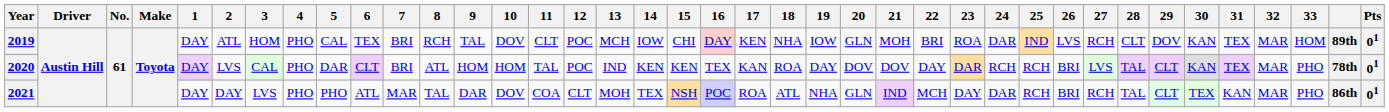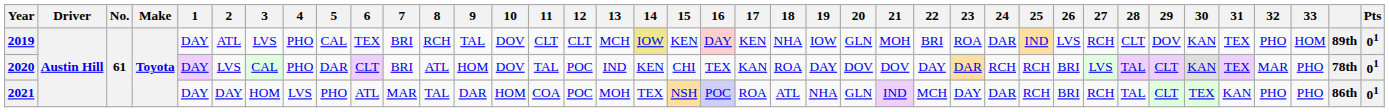(265, 40) HOM -> (265, 40) LVS
(580, 40) POC -> (580, 40) CLT
(650, 40) no background -> (650, 40) khaki background
(684, 40) CHI -> (684, 40) KEN
(1273, 40) MAR -> (1273, 40) PHO
(510, 67) HOM -> (510, 67) DOV
(684, 67) KEN -> (684, 67) CHI
(265, 93) LVS -> (265, 93) HOM
(300, 93) PHO -> (300, 93) LVS
(510, 93) DOV -> (510, 93) HOM
(580, 93) CLT -> (580, 93) POC
(1273, 93) MAR -> (1273, 93) PHO
